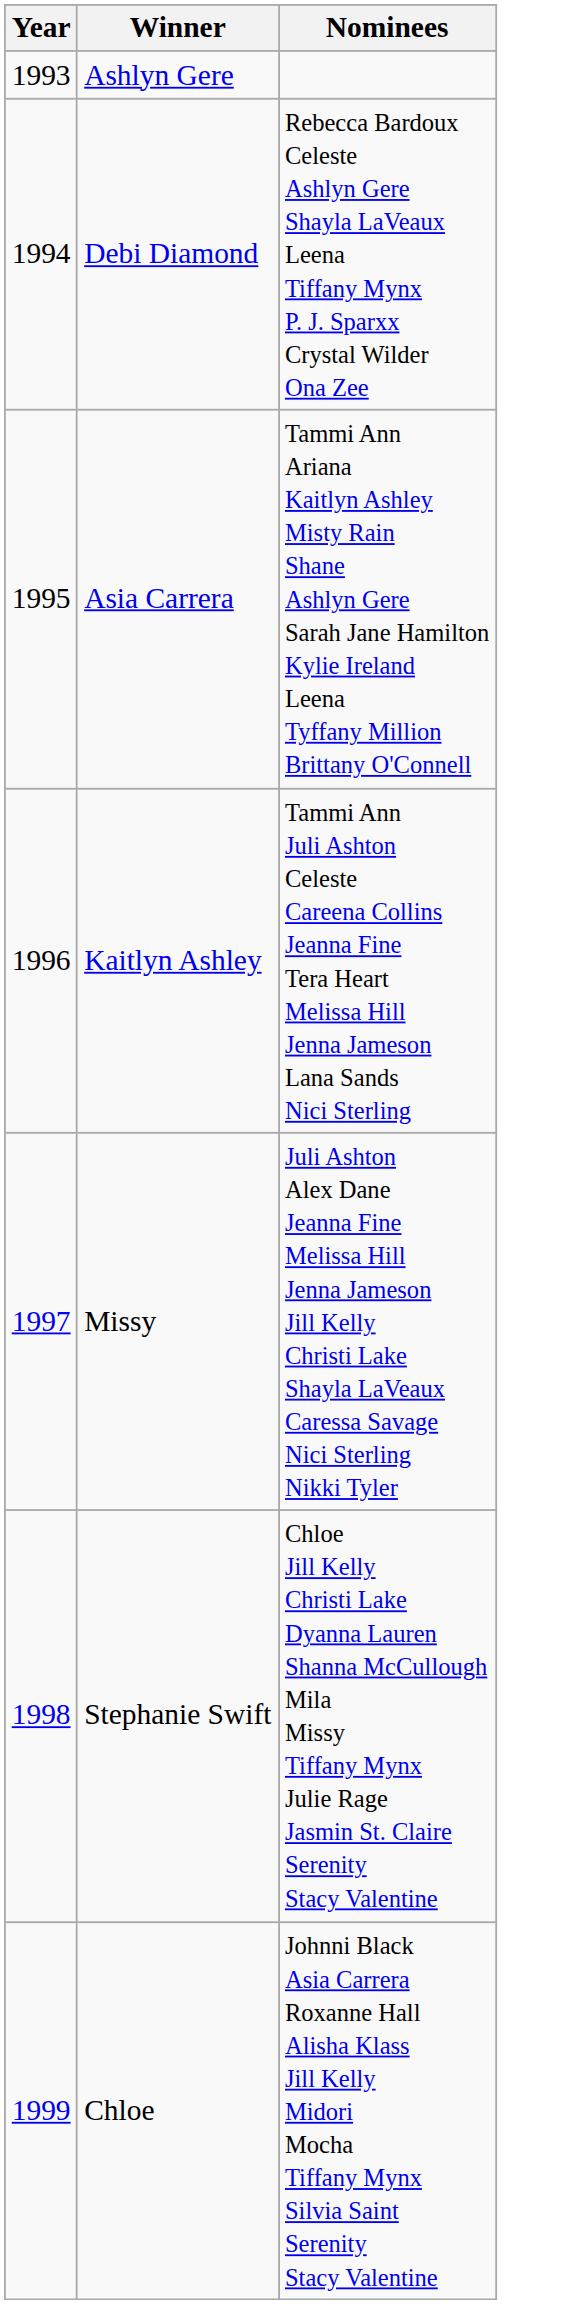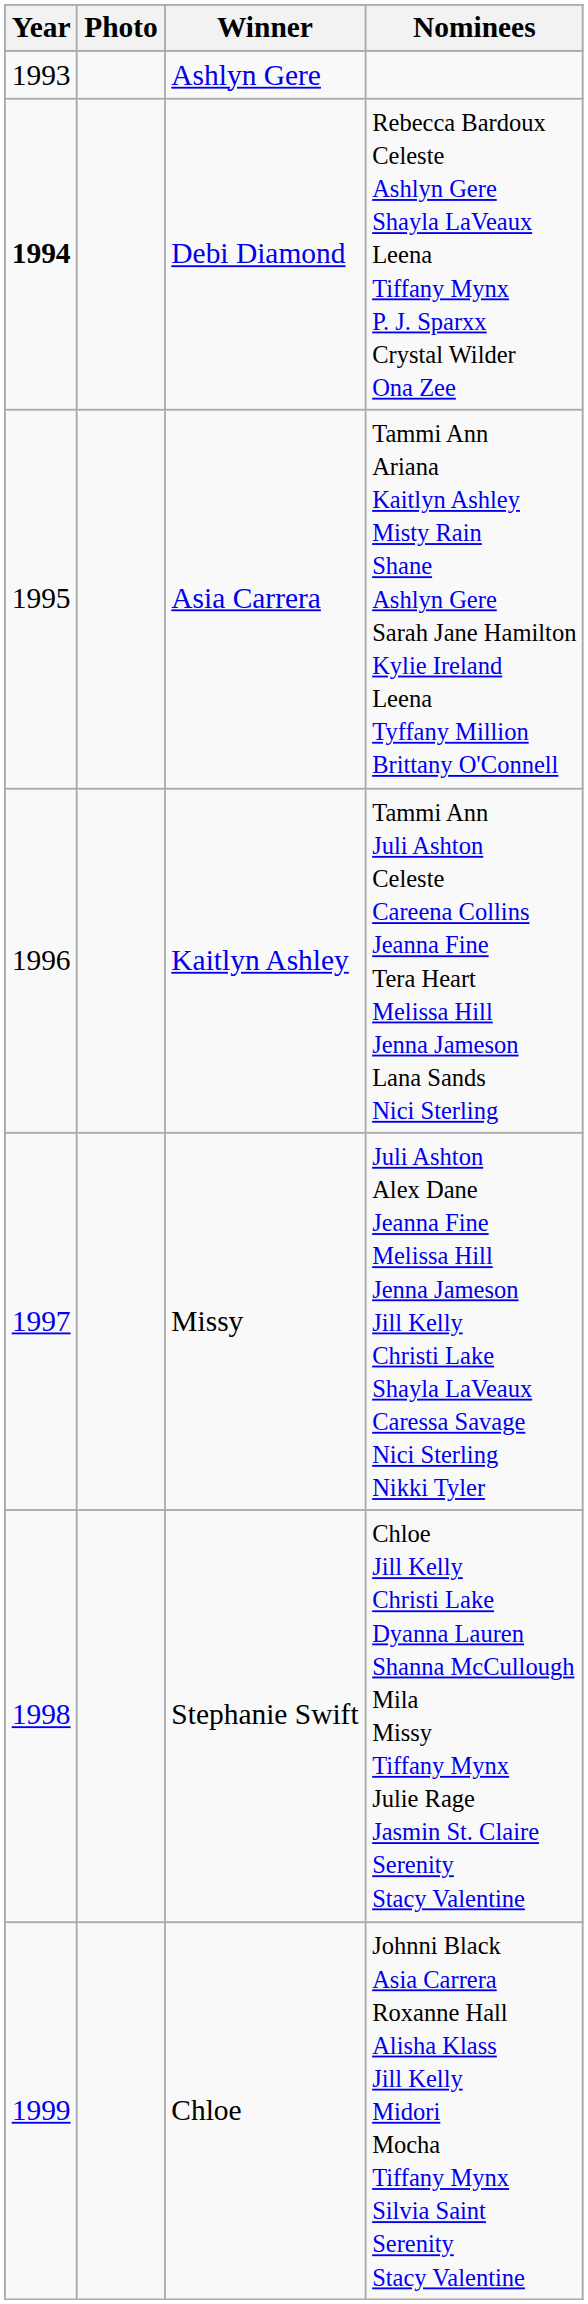+ column: (121, 27)
(41, 253) normal -> (41, 253) bold
